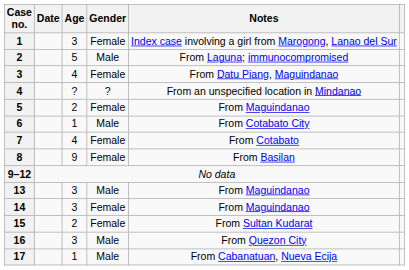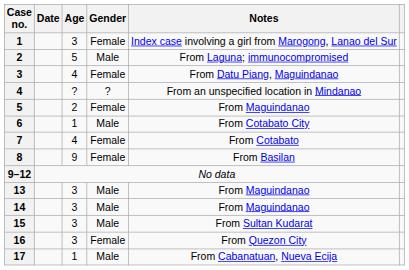(108, 207) Female -> (108, 207) Male
(74, 224) 2 -> (74, 224) 3
(108, 224) Female -> (108, 224) Male
(108, 241) Male -> (108, 241) Female
